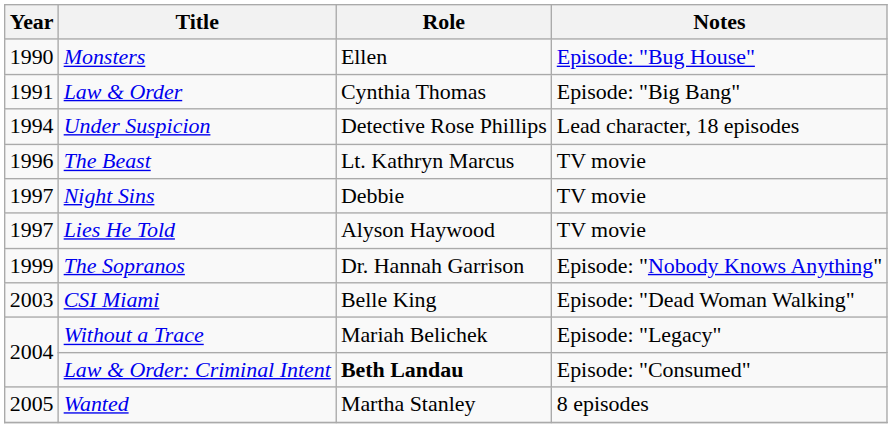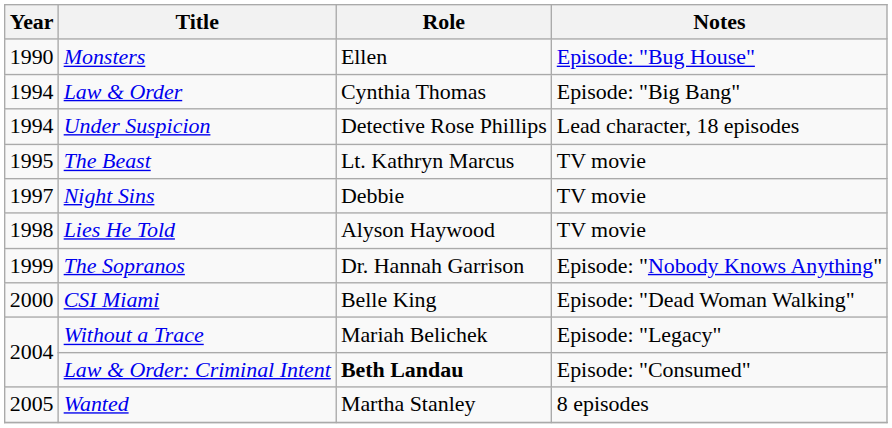(32, 91) 1991 -> (32, 91) 1994
(32, 160) 1996 -> (32, 160) 1995
(32, 230) 1997 -> (32, 230) 1998
(32, 299) 2003 -> (32, 299) 2000
